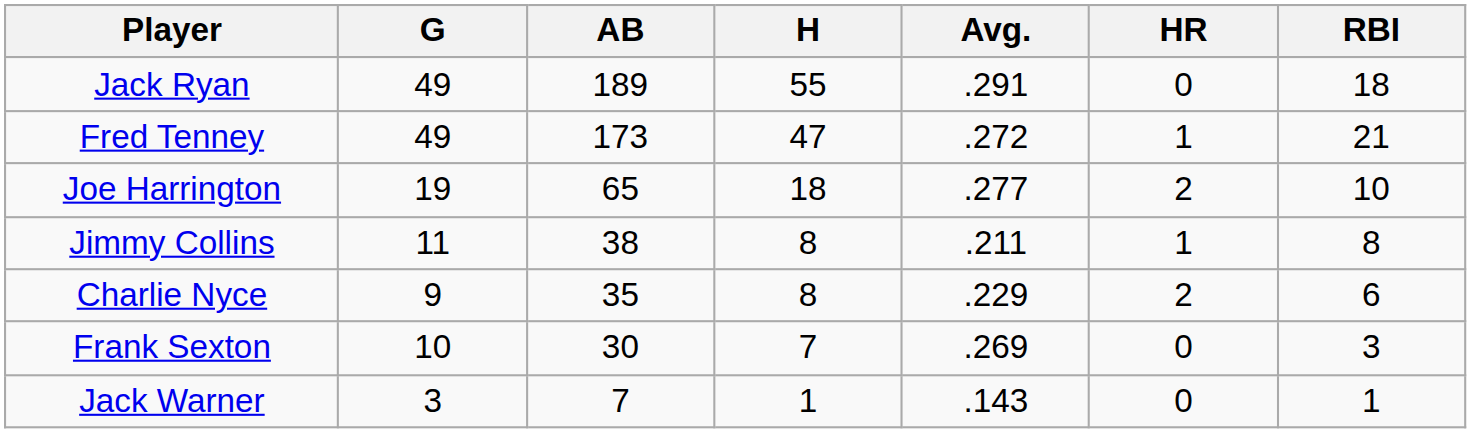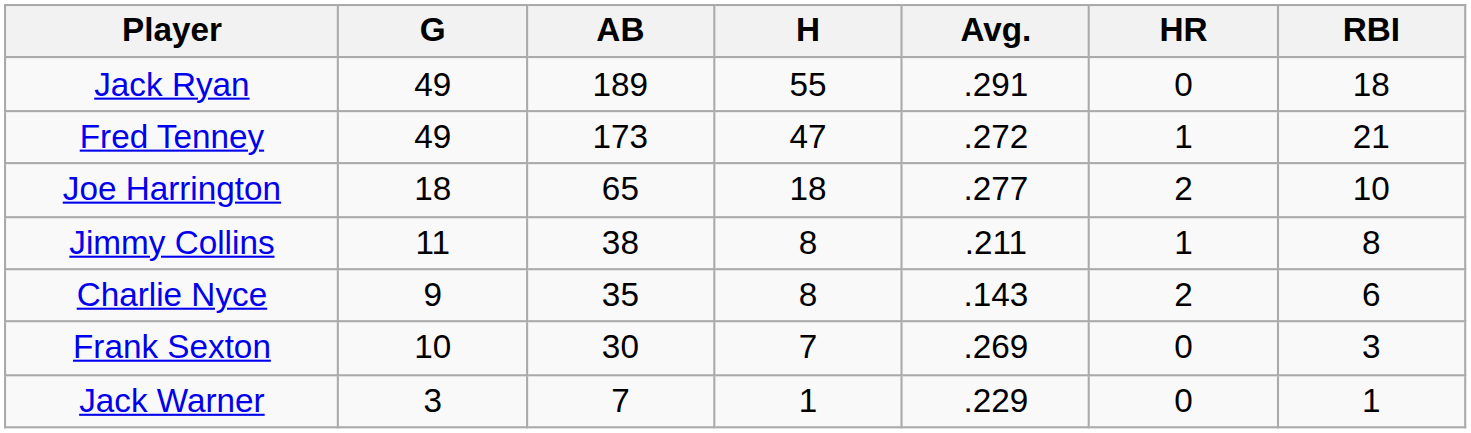(433, 189) 19 -> (433, 189) 18
(996, 294) .229 -> (996, 294) .143
(996, 400) .143 -> (996, 400) .229
